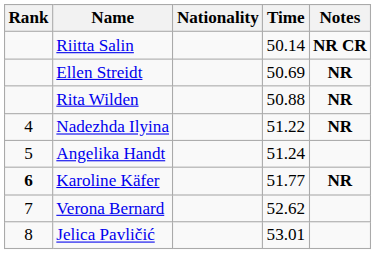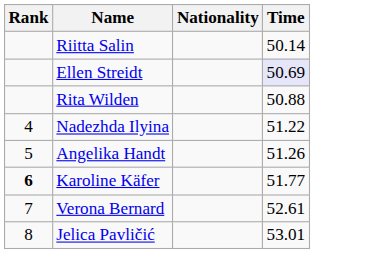- column: (340, 18)
(286, 72) no background -> (286, 72) lavender background
(286, 153) 51.24 -> (286, 153) 51.26
(286, 208) 52.62 -> (286, 208) 52.61
